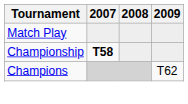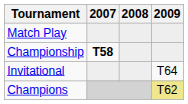+ row: (36, 71)
(167, 71) no background -> (167, 90) khaki background
